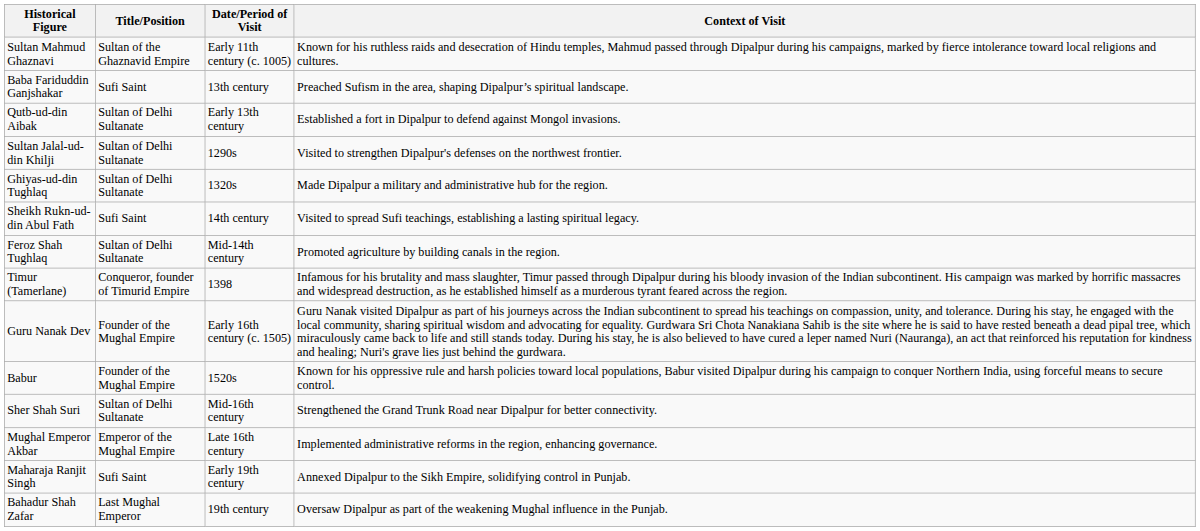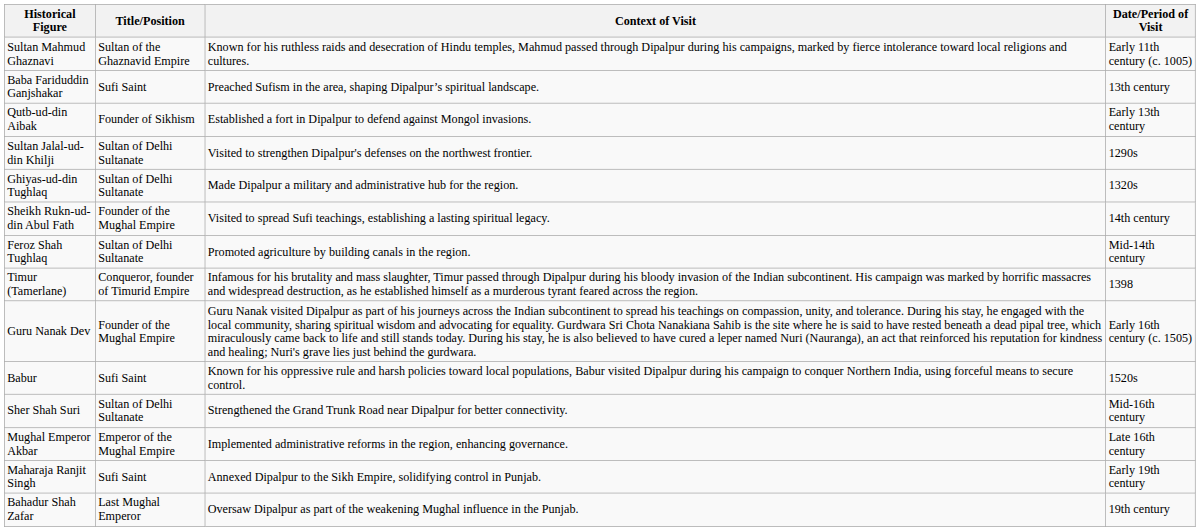columns swapped: (250, 20) <-> (745, 20)
(135, 119) Sultan of Delhi Sultanate -> (146, 119) Founder of Sikhism
(122, 218) Sufi Saint -> (137, 218) Founder of the Mughal Empire
(137, 377) Founder of the Mughal Empire -> (122, 377) Sufi Saint
